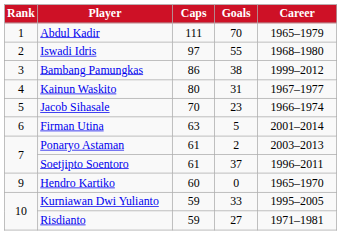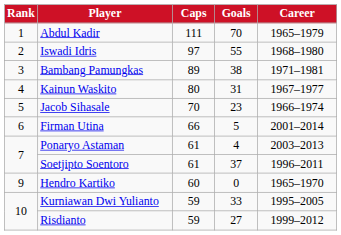(194, 70) 86 -> (194, 70) 89
(297, 70) 1999–2012 -> (297, 70) 1971–1981
(194, 126) 63 -> (194, 126) 66
(236, 145) 2 -> (236, 145) 4
(297, 220) 1971–1981 -> (297, 220) 1999–2012
